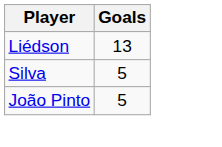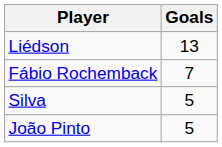+ row: (83, 73)
